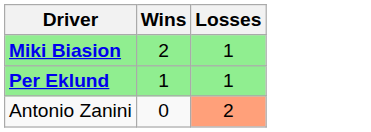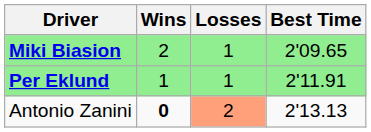+ column: (316, 19)
(163, 111) normal -> (163, 111) bold
